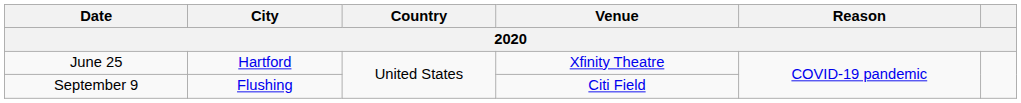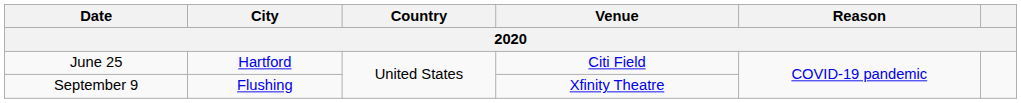(617, 62) Xfinity Theatre -> (617, 62) Citi Field
(617, 86) Citi Field -> (617, 86) Xfinity Theatre
